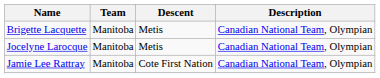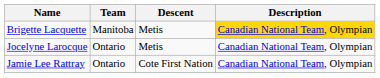(295, 30) no background -> (295, 30) gold background
(113, 47) Manitoba -> (109, 47) Ontario
(113, 64) Manitoba -> (109, 64) Ontario
